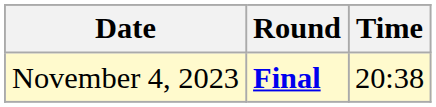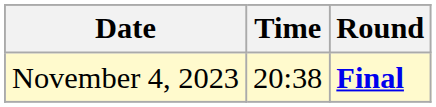columns swapped: (390, 28) <-> (297, 28)
